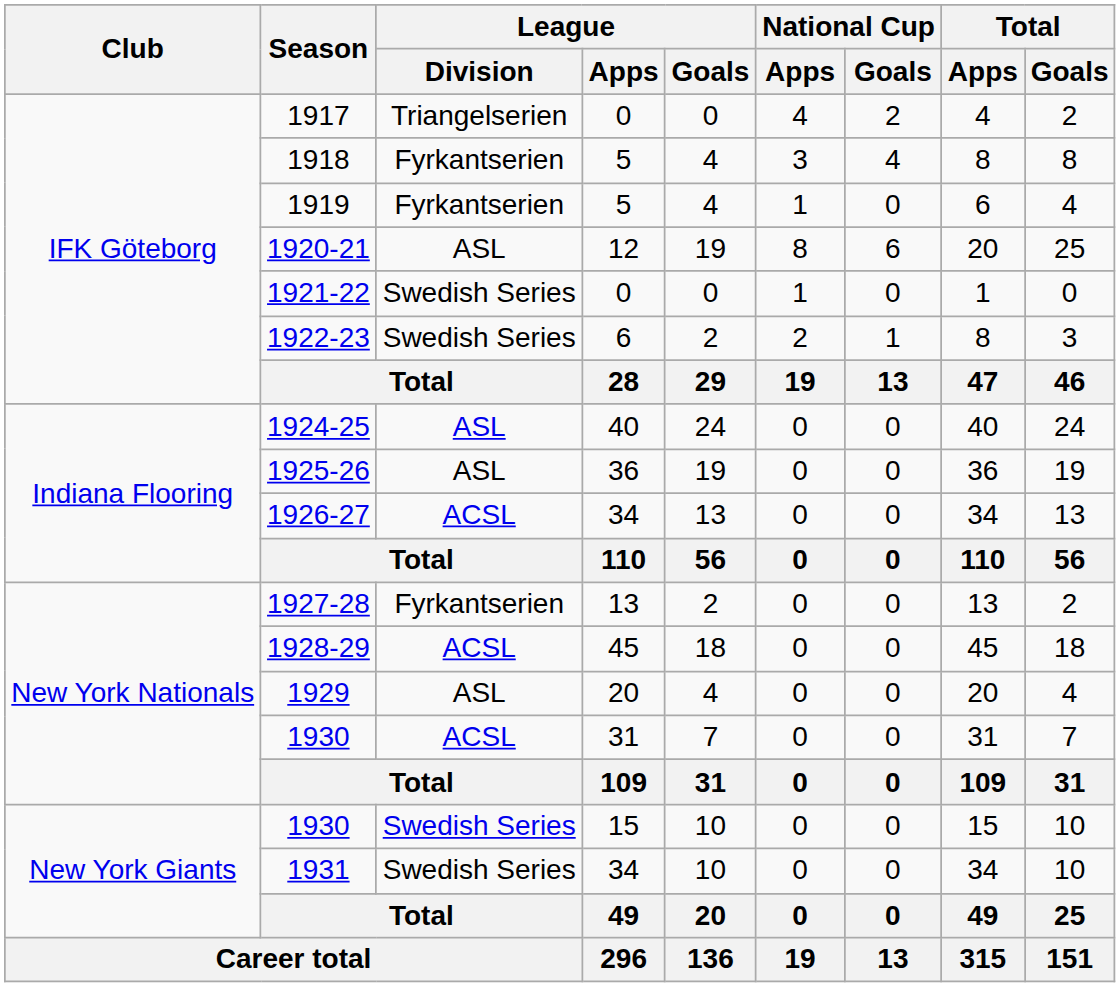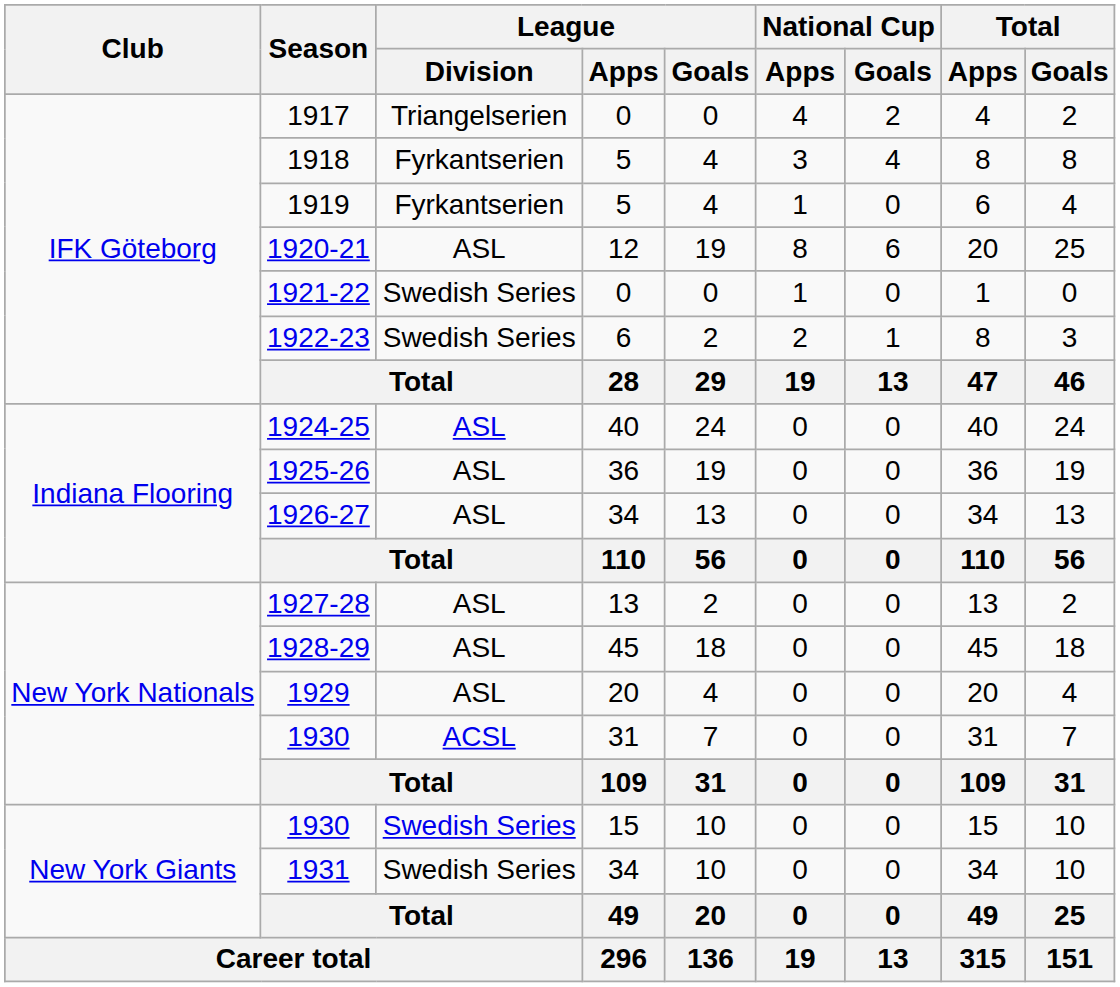(479, 515) ACSL -> (479, 515) ASL
(479, 603) Fyrkantserien -> (479, 603) ASL
(479, 648) ACSL -> (479, 648) ASL
